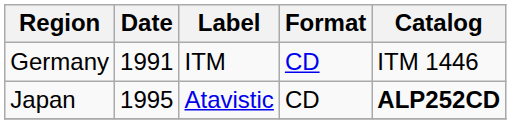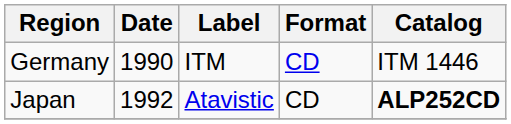(147, 61) 1991 -> (147, 61) 1990
(147, 99) 1995 -> (147, 99) 1992
